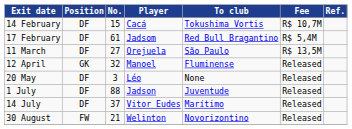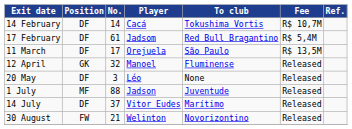(115, 24) 15 -> (115, 24) 14
(115, 51) 27 -> (115, 51) 17
(84, 91) DF -> (84, 91) MF
